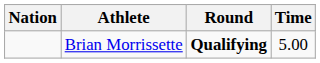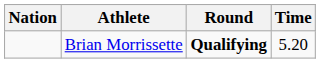(293, 44) 5.00 -> (293, 44) 5.20
